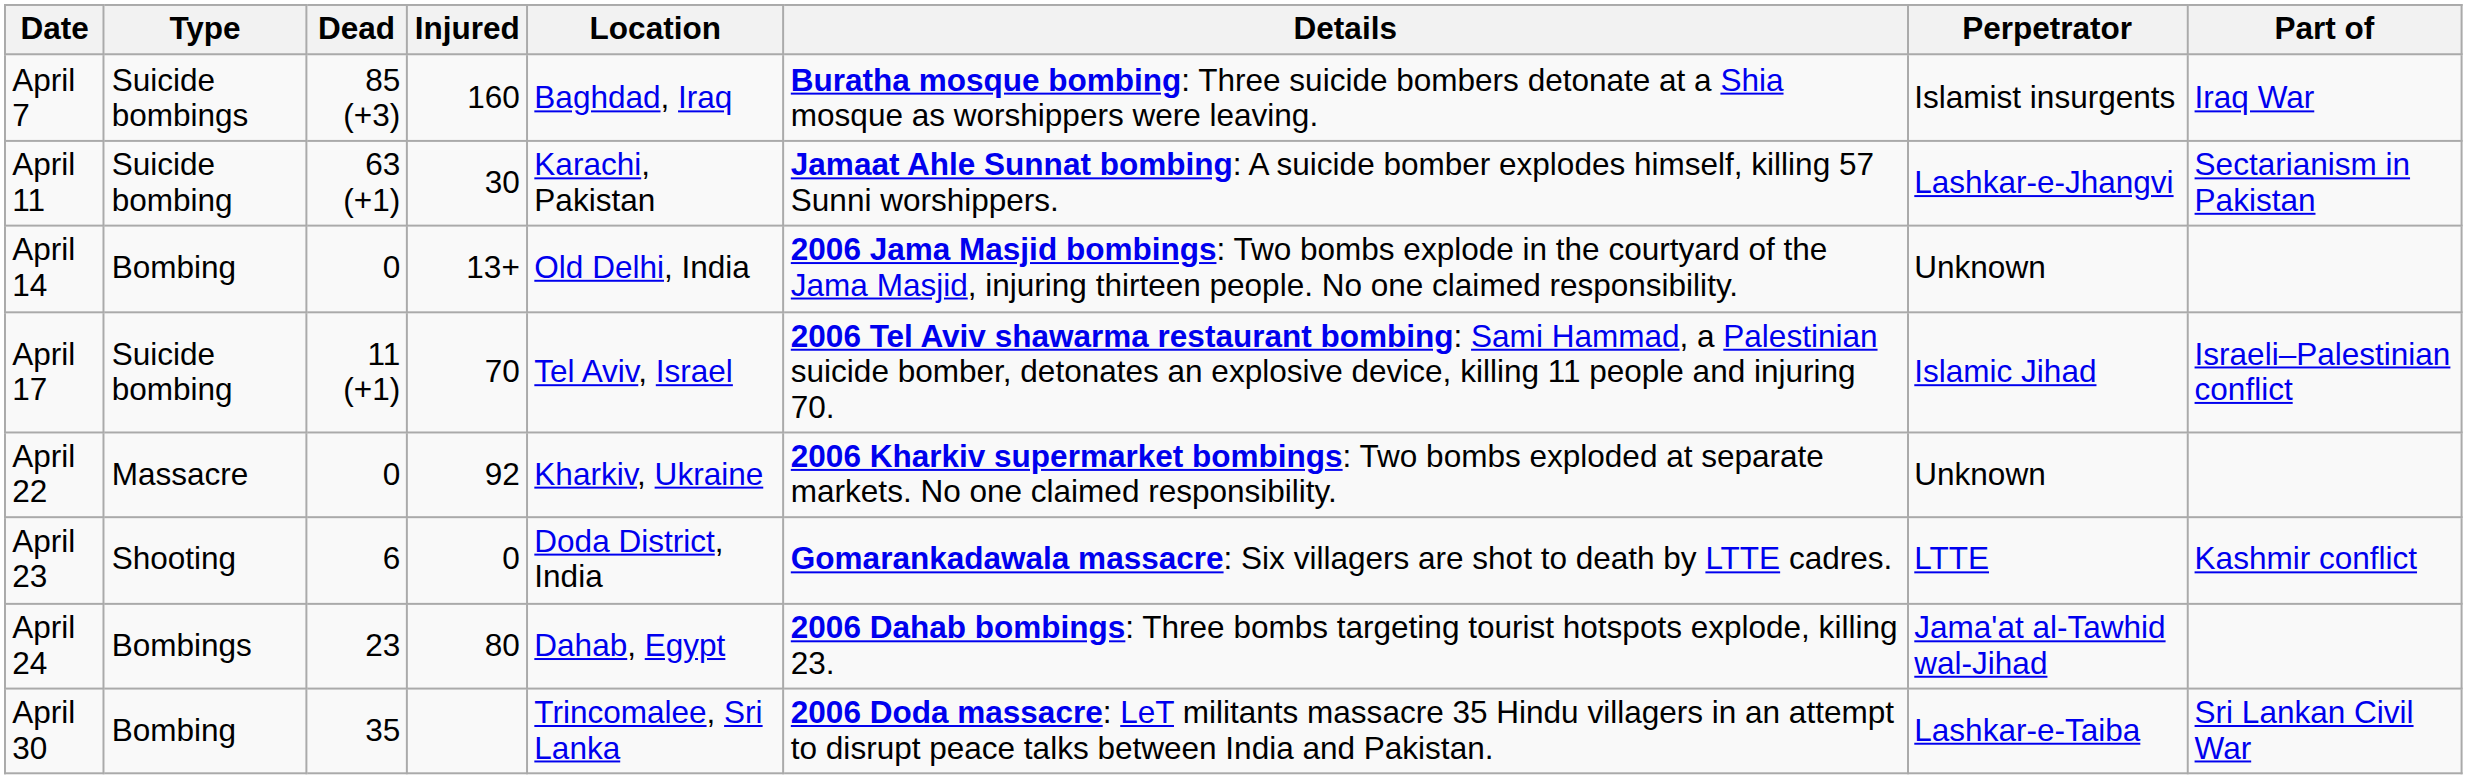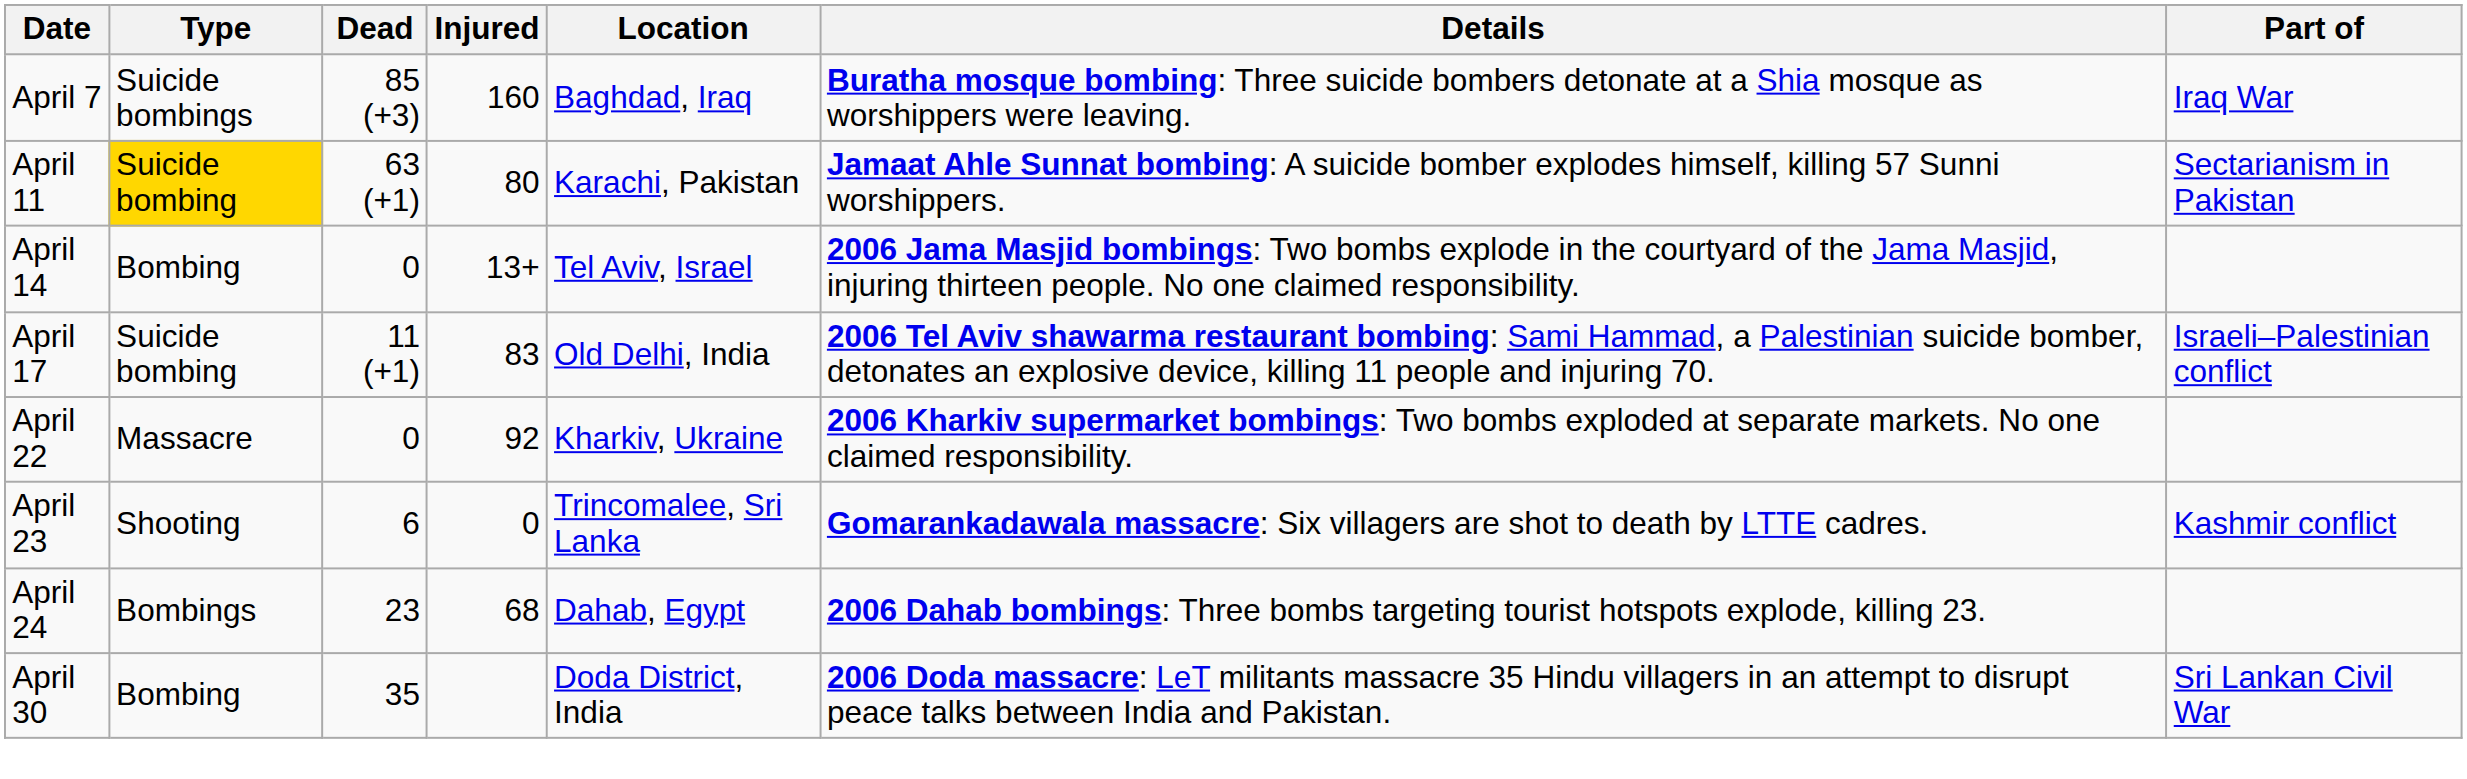- column: (2047, 29)
(172, 182) no background -> (177, 182) gold background
(502, 182) 30 -> (522, 182) 80
(642, 268) Old Delhi, India -> (653, 268) Tel Aviv, Israel
(502, 371) 70 -> (522, 353) 83
(634, 371) Tel Aviv, Israel -> (662, 353) Old Delhi, India
(629, 559) Doda District, India -> (668, 524) Trincomalee, Sri Lanka
(502, 645) 80 -> (522, 609) 68
(648, 730) Trincomalee, Sri Lanka -> (649, 695) Doda District, India
